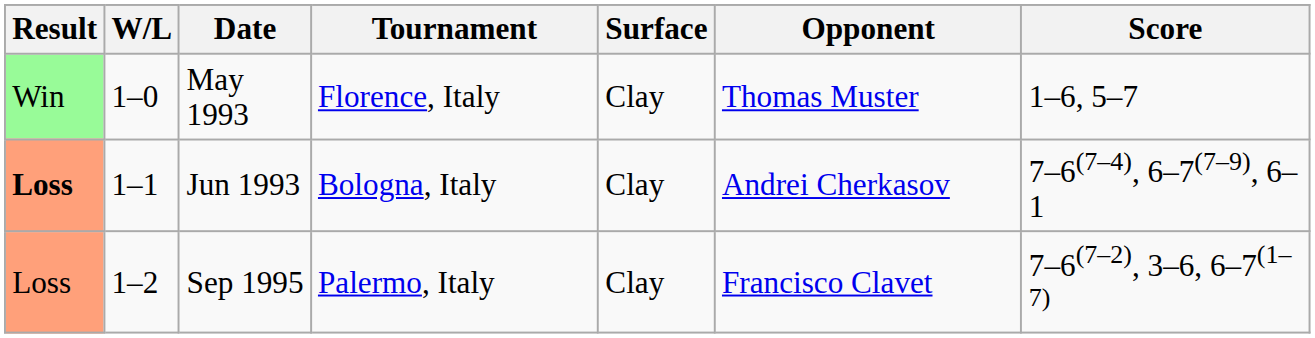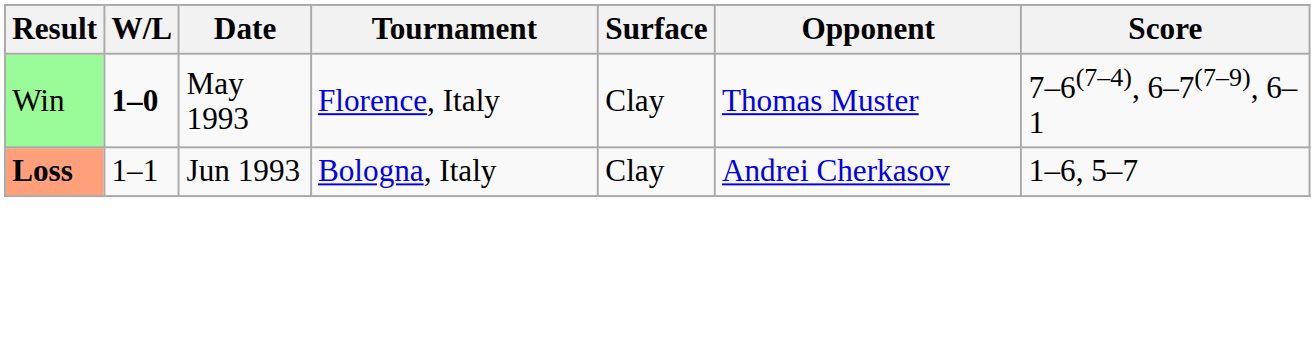(135, 96) normal -> (135, 100) bold
(1083, 96) 1–6, 5–7 -> (1163, 100) 7–6(7–4), 6–7(7–9), 6–1
(1163, 185) 7–6(7–4), 6–7(7–9), 6–1 -> (1083, 171) 1–6, 5–7
- row: (245, 282)
